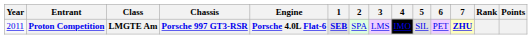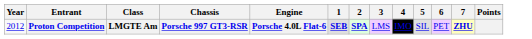- column: (487, 12)
(15, 26) 2011 -> (15, 26) 2012
(359, 26) normal -> (359, 26) bold
